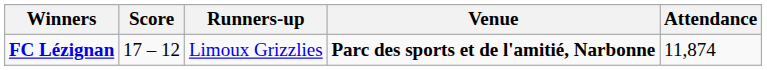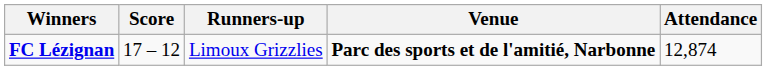(690, 49) 11,874 -> (690, 49) 12,874
